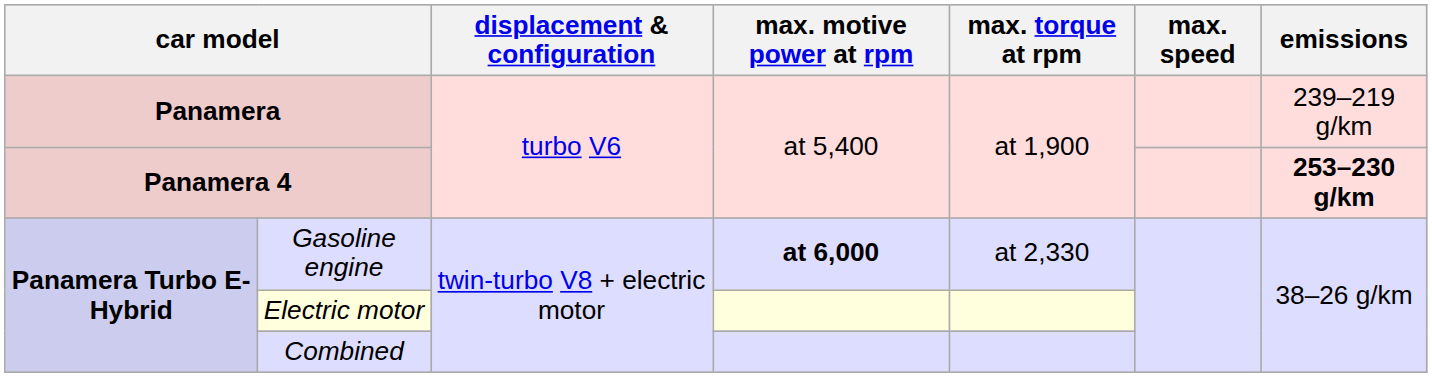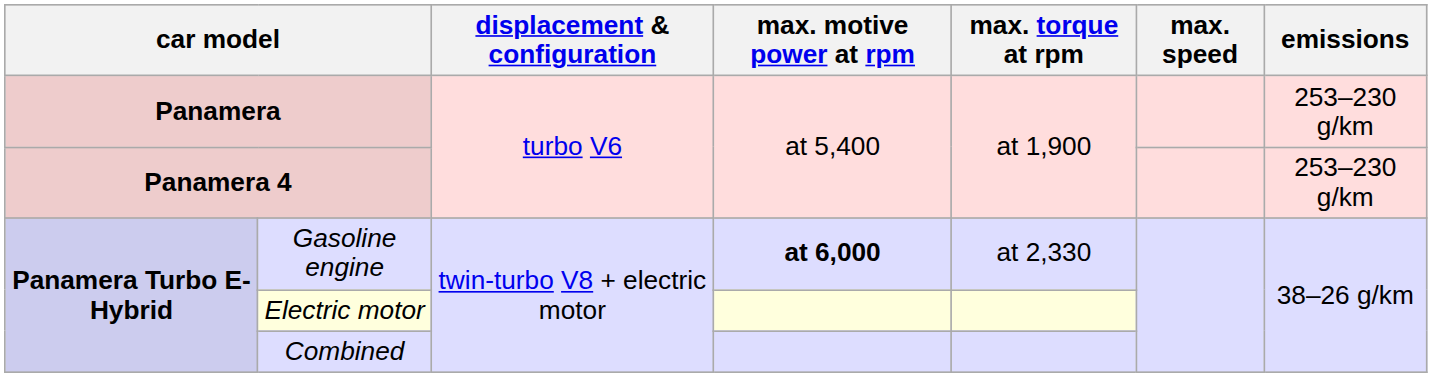(1344, 111) 239–219 g/km -> (1345, 111) 253–230 g/km
(1344, 182) bold -> (1345, 182) normal
